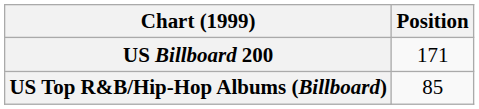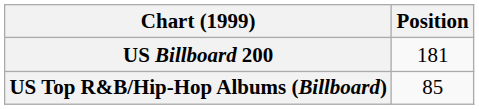(433, 54) 171 -> (433, 54) 181
